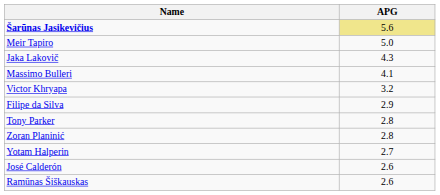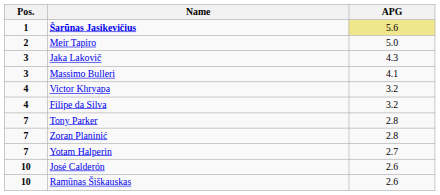+ column: (26, 12)
(387, 105) 2.9 -> (392, 105) 3.2
